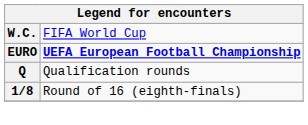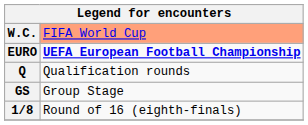(95, 34) no background -> (95, 34) lightsalmon background
+ row: (22, 92)
